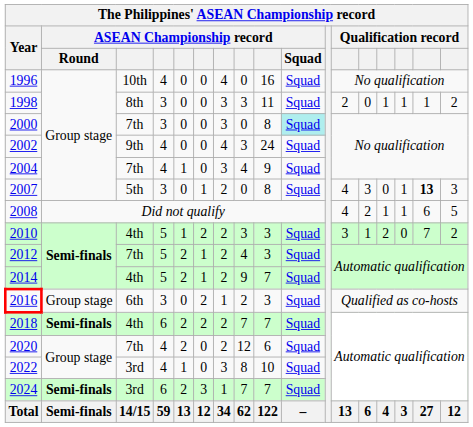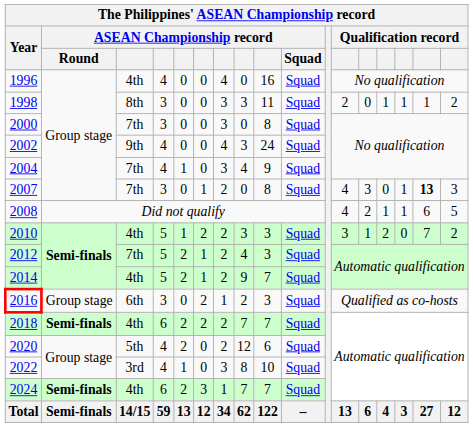(135, 80) 10th -> (135, 80) 4th
(303, 124) paleturquoise background -> (303, 124) no background
(135, 189) 5th -> (135, 189) 7th
(135, 346) 7th -> (135, 346) 5th
(135, 389) 3rd -> (135, 389) 4th
